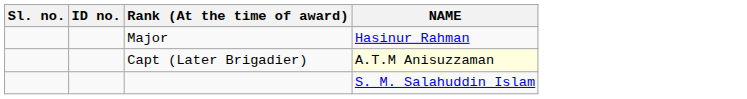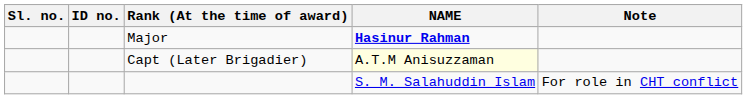+ column: (640, 16)
(412, 38) normal -> (412, 38) bold
